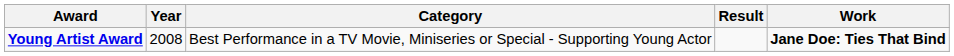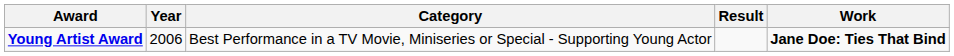(166, 39) 2008 -> (166, 39) 2006
